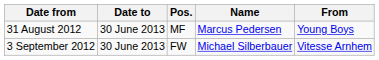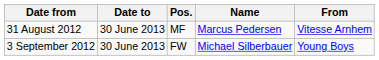(326, 30) Young Boys -> (335, 30) Vitesse Arnhem
(335, 47) Vitesse Arnhem -> (326, 47) Young Boys
